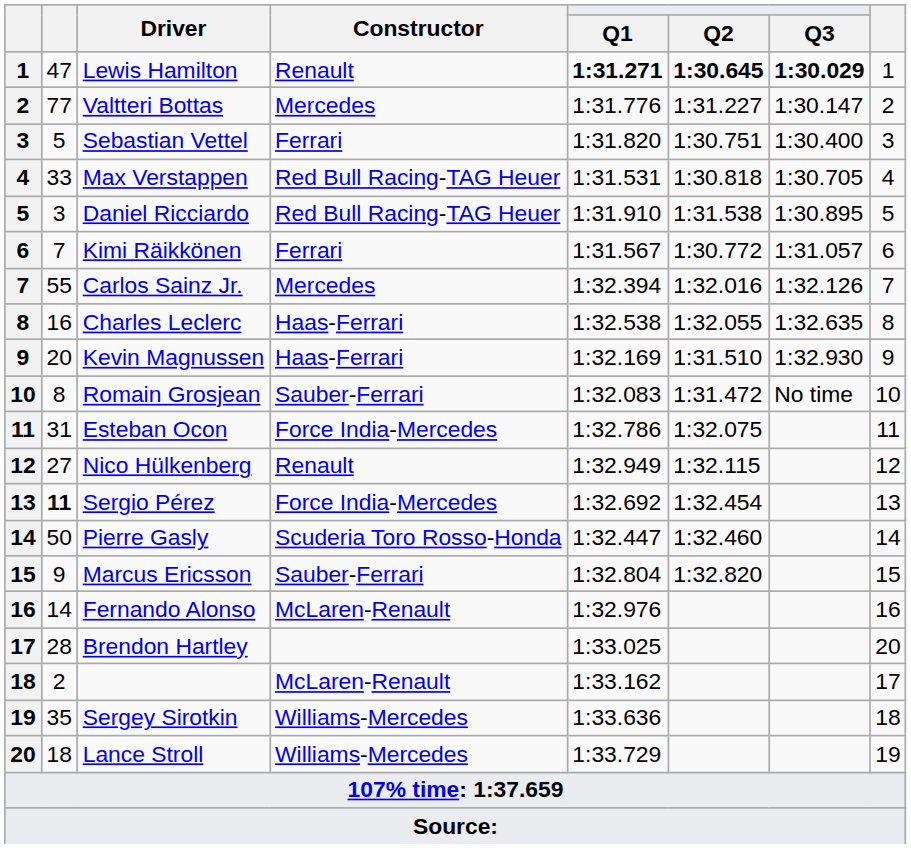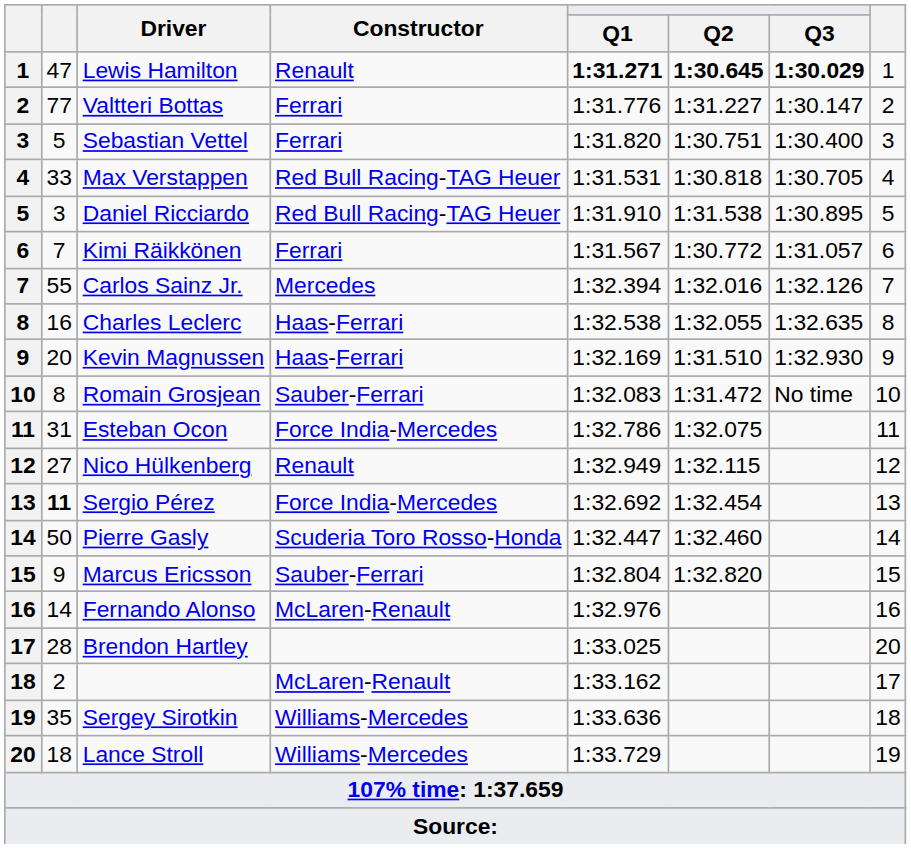(325, 105) Mercedes -> (309, 105) Ferrari
